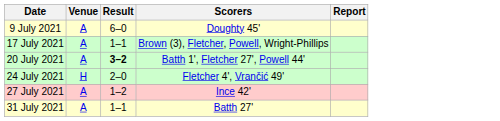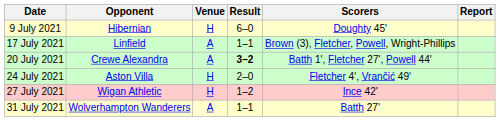+ column: (130, 12)
(83, 28) A -> (210, 28) H
(83, 92) A -> (210, 92) H
